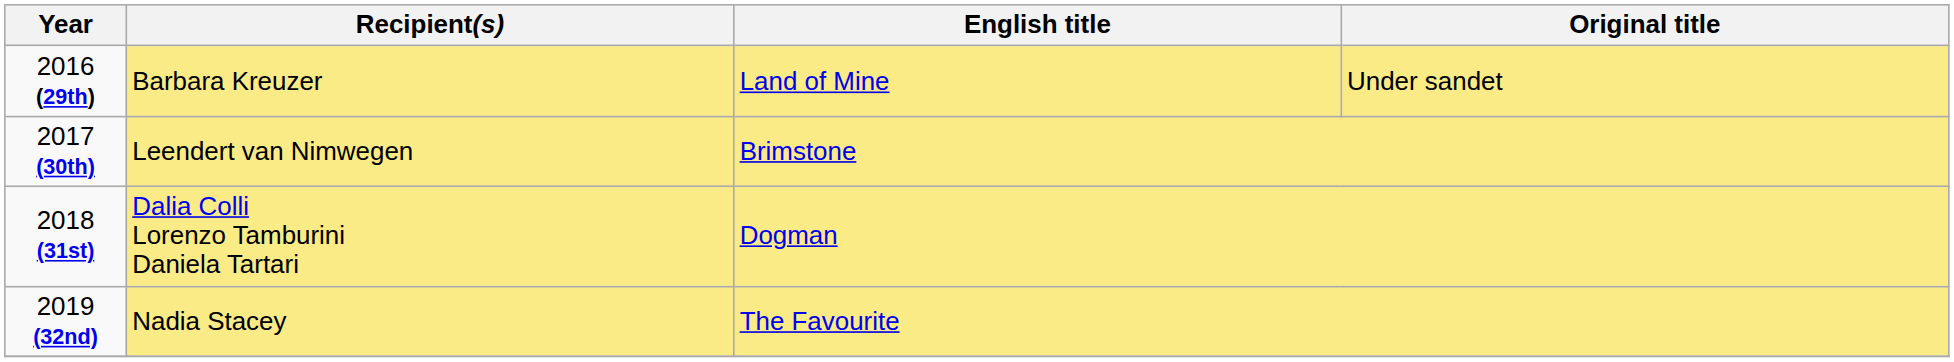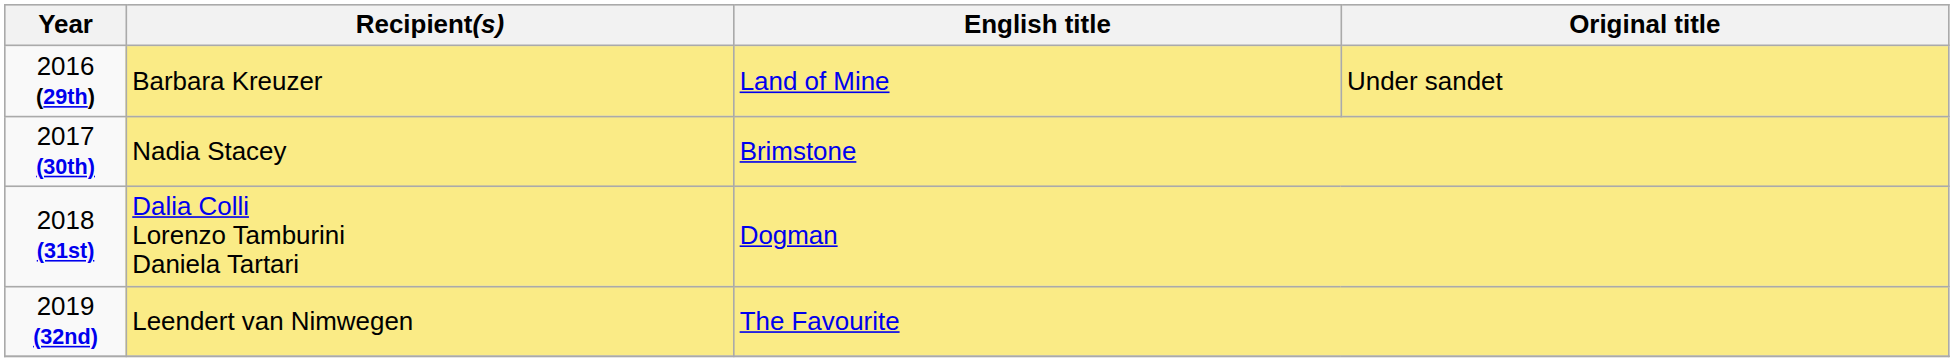(273, 151) Leendert van Nimwegen -> (209, 151) Nadia Stacey
(209, 320) Nadia Stacey -> (273, 320) Leendert van Nimwegen
